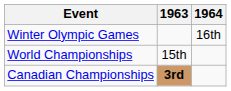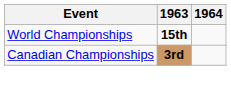- row: (73, 34)
(174, 55) normal -> (174, 34) bold
